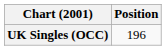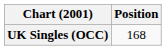(136, 34) 196 -> (136, 34) 168
